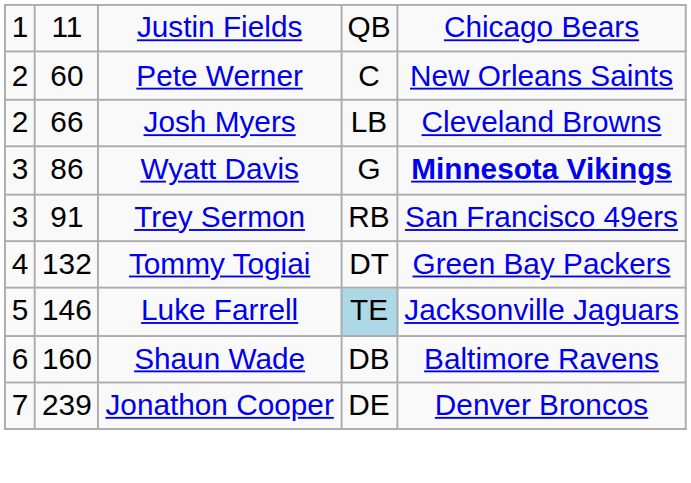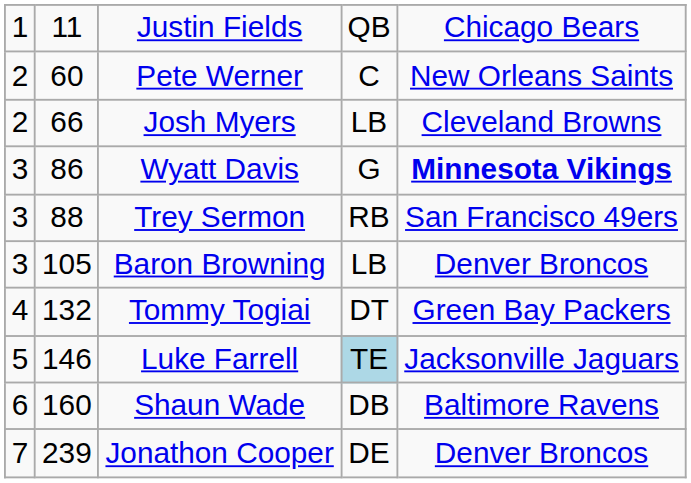(67, 216) 91 -> (67, 216) 88
+ row: (220, 264)
